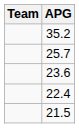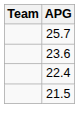- row: (58, 34)
